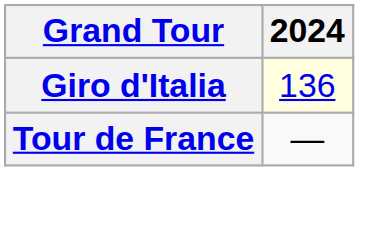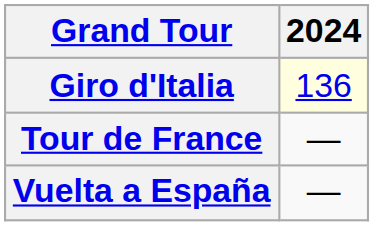+ row: (142, 191)
